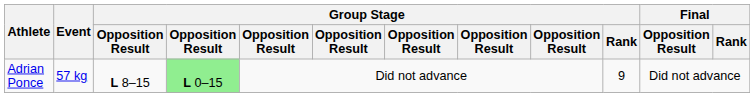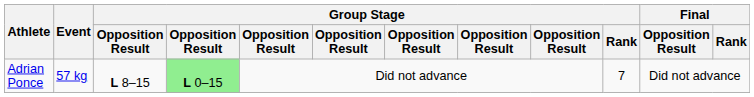(622, 76) 9 -> (622, 76) 7
